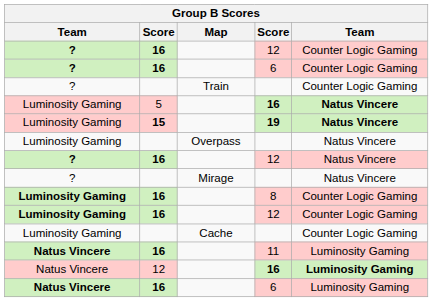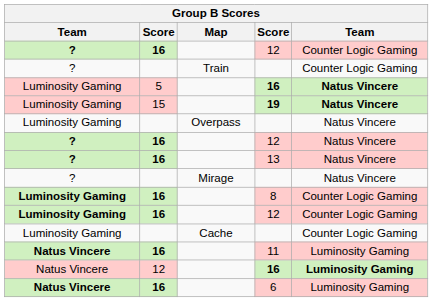- row: (72, 68)
(159, 123) bold -> (159, 104) normal
+ row: (72, 159)
